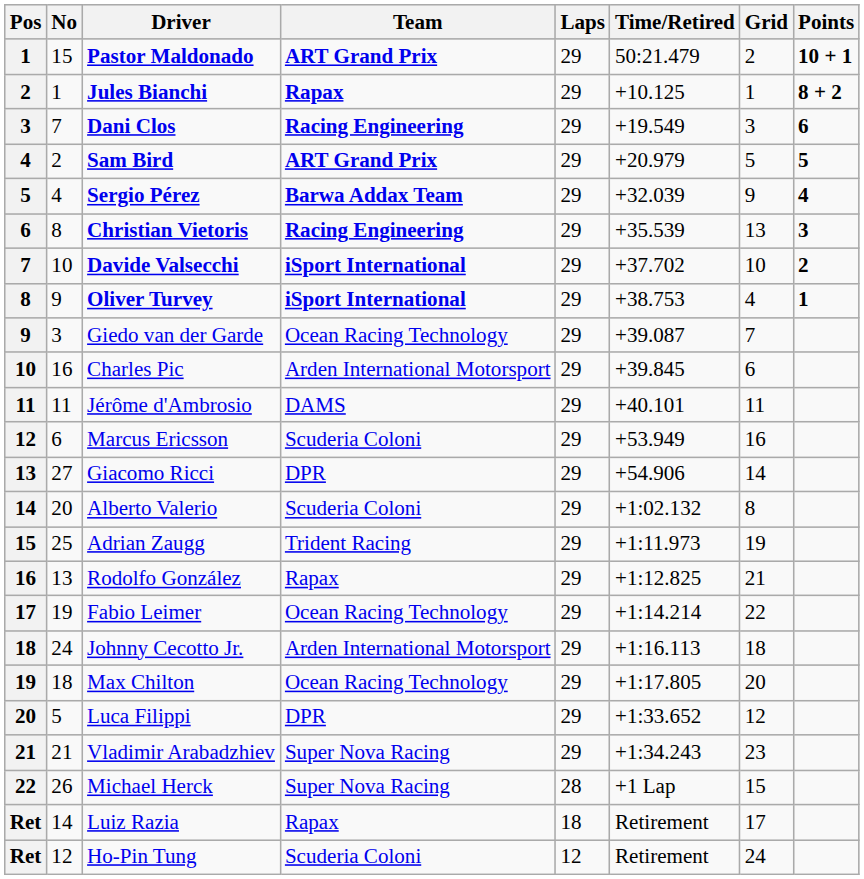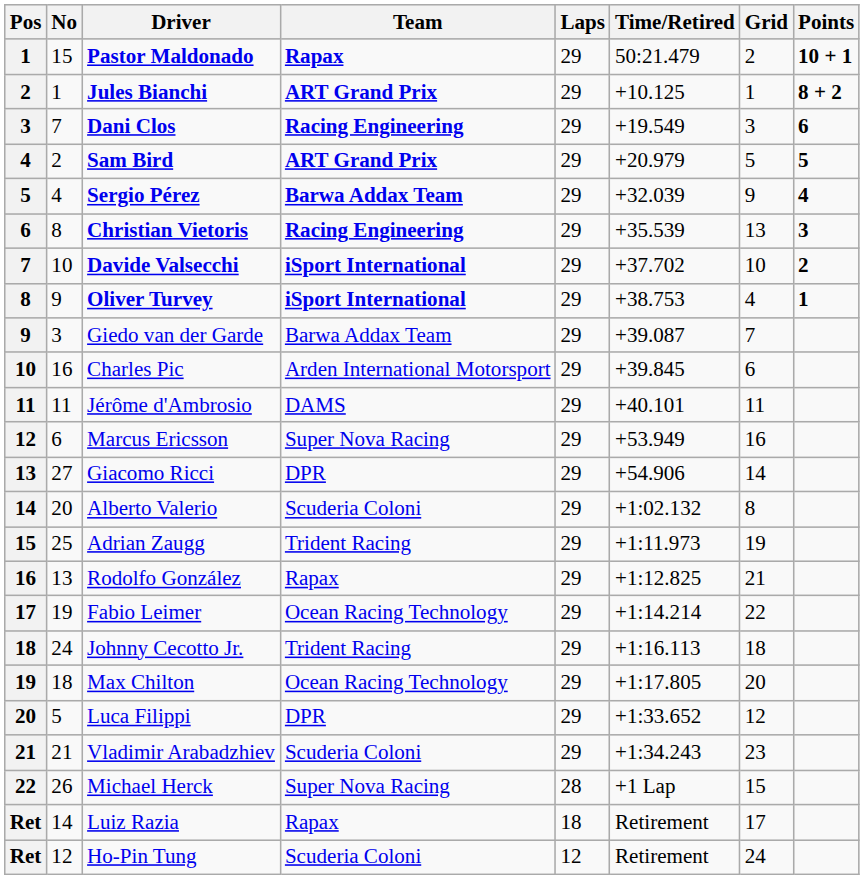(361, 56) ART Grand Prix -> (314, 56) Rapax
(314, 91) Rapax -> (361, 91) ART Grand Prix
(396, 334) Ocean Racing Technology -> (368, 334) Barwa Addax Team
(353, 438) Scuderia Coloni -> (367, 438) Super Nova Racing
(418, 647) Arden International Motorsport -> (348, 647) Trident Racing
(367, 751) Super Nova Racing -> (353, 751) Scuderia Coloni
